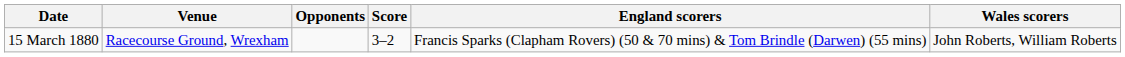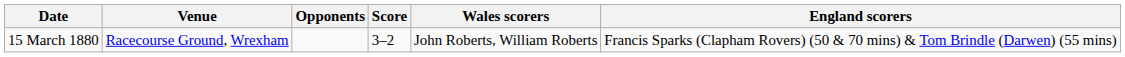columns swapped: (670, 16) <-> (1025, 16)
